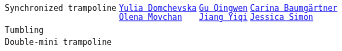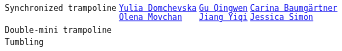rows swapped: (58, 42) <-> (24, 30)
